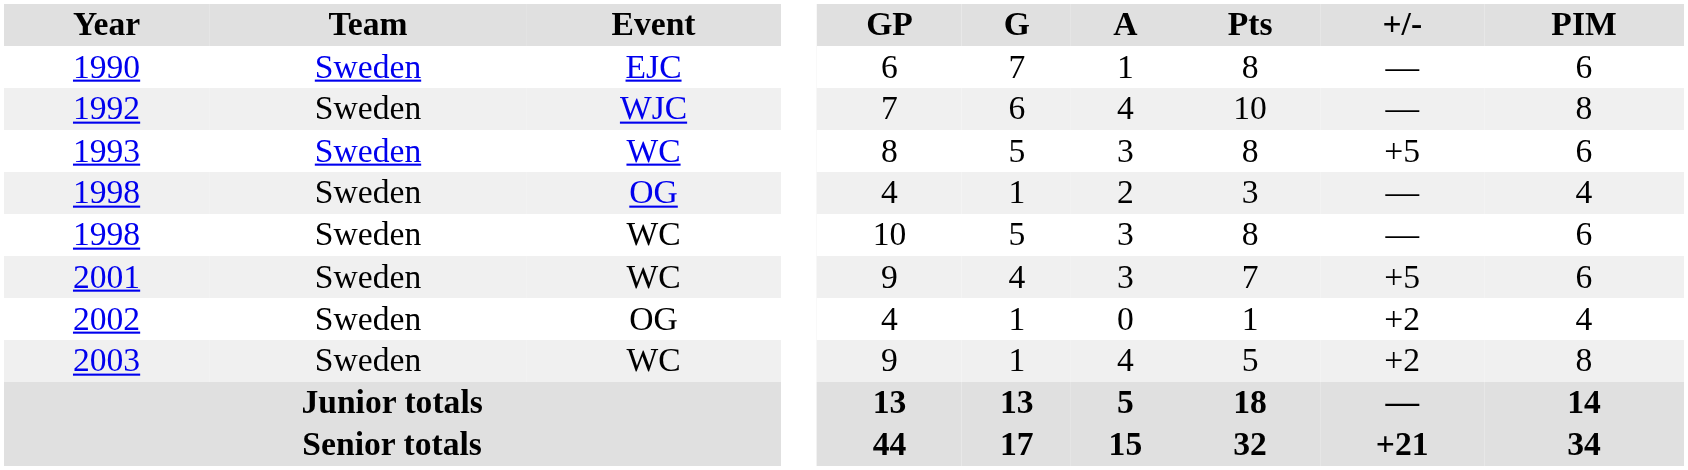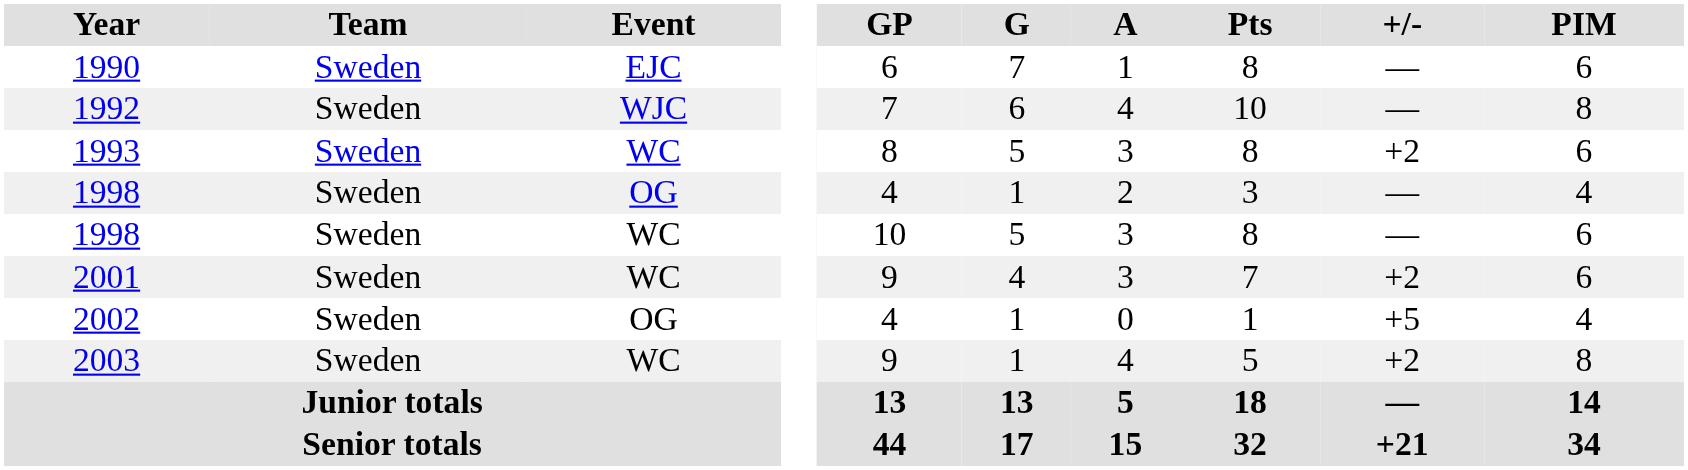(1402, 150) +5 -> (1402, 150) +2
(1402, 276) +5 -> (1402, 276) +2
(1402, 318) +2 -> (1402, 318) +5
